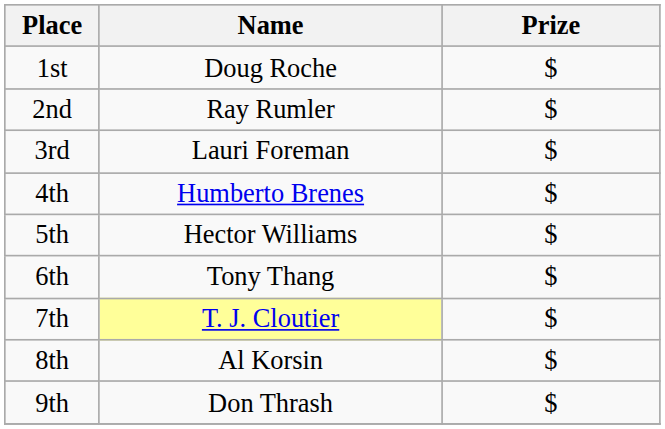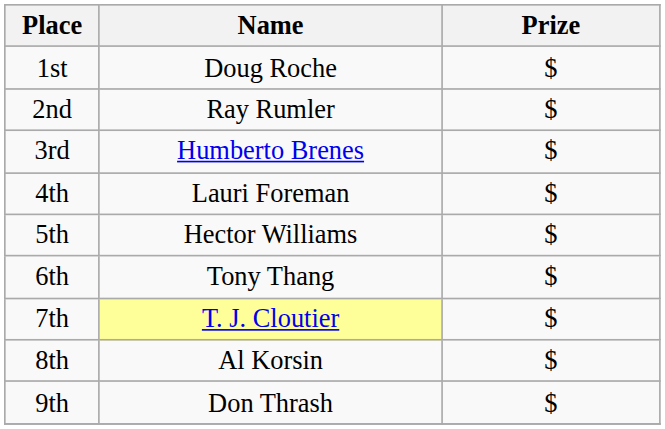(271, 151) Lauri Foreman -> (271, 151) Humberto Brenes
(271, 192) Humberto Brenes -> (271, 192) Lauri Foreman
